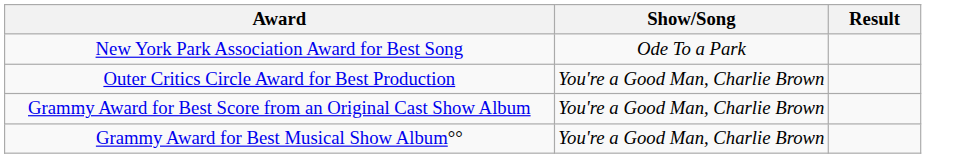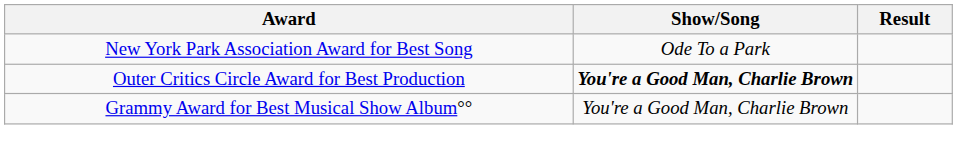(691, 78) normal -> (715, 78) bold
- row: (279, 108)
